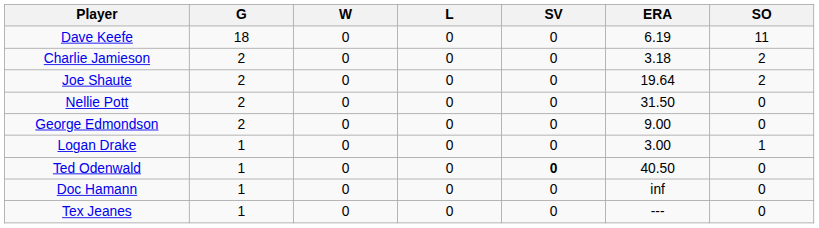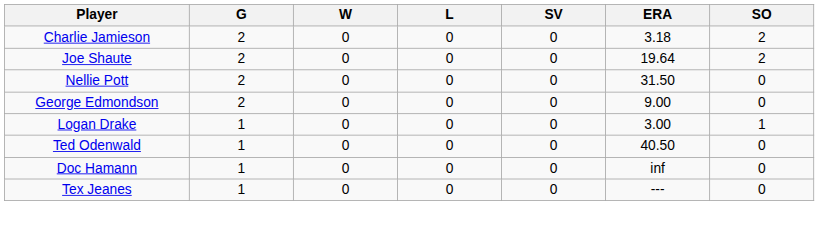- row: (97, 37)
(554, 168) bold -> (554, 146) normal
